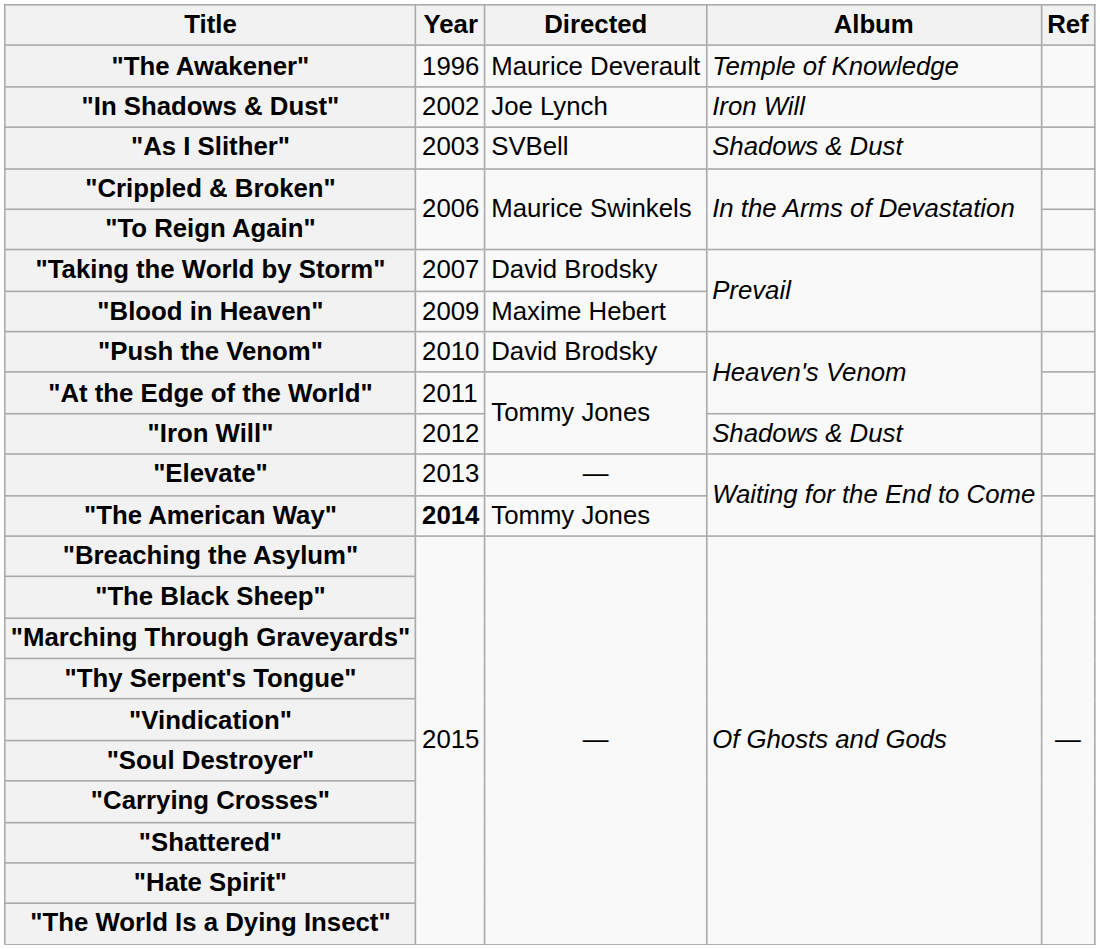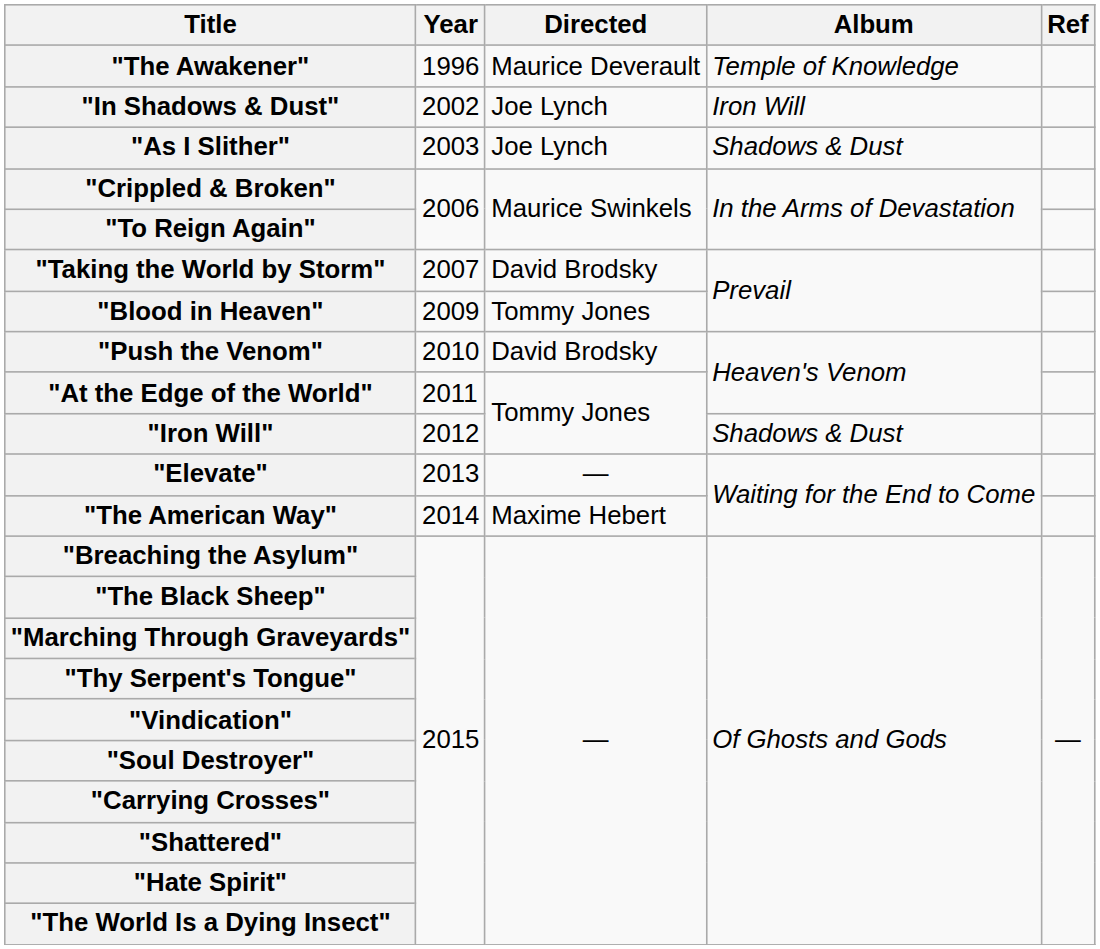(530, 147) SVBell -> (549, 147) Joe Lynch
(579, 310) Maxime Hebert -> (571, 310) Tommy Jones
(451, 515) bold -> (451, 515) normal
(571, 515) Tommy Jones -> (579, 515) Maxime Hebert
